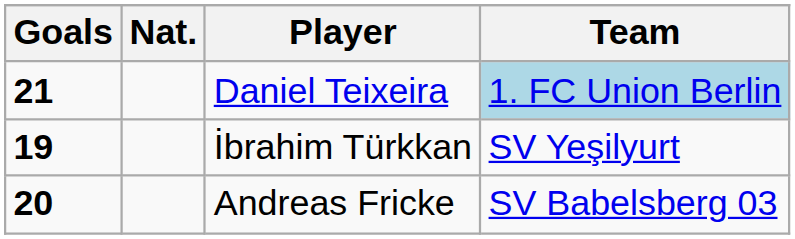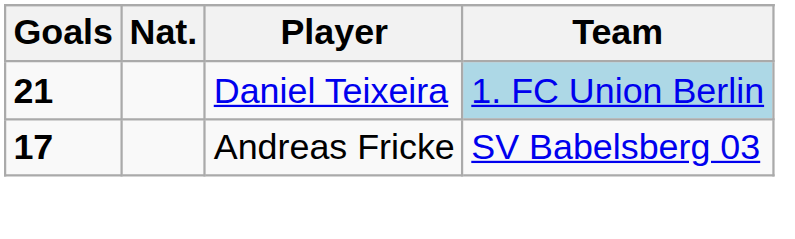- row: (343, 146)
(33, 203) 20 -> (33, 146) 17
